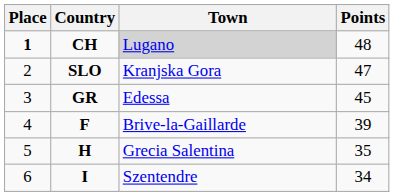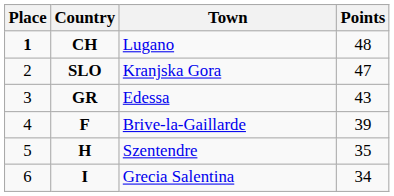(148, 44) lightgrey background -> (148, 44) no background
(363, 97) 45 -> (363, 97) 43
(179, 151) Grecia Salentina -> (160, 151) Szentendre
(160, 177) Szentendre -> (179, 177) Grecia Salentina
